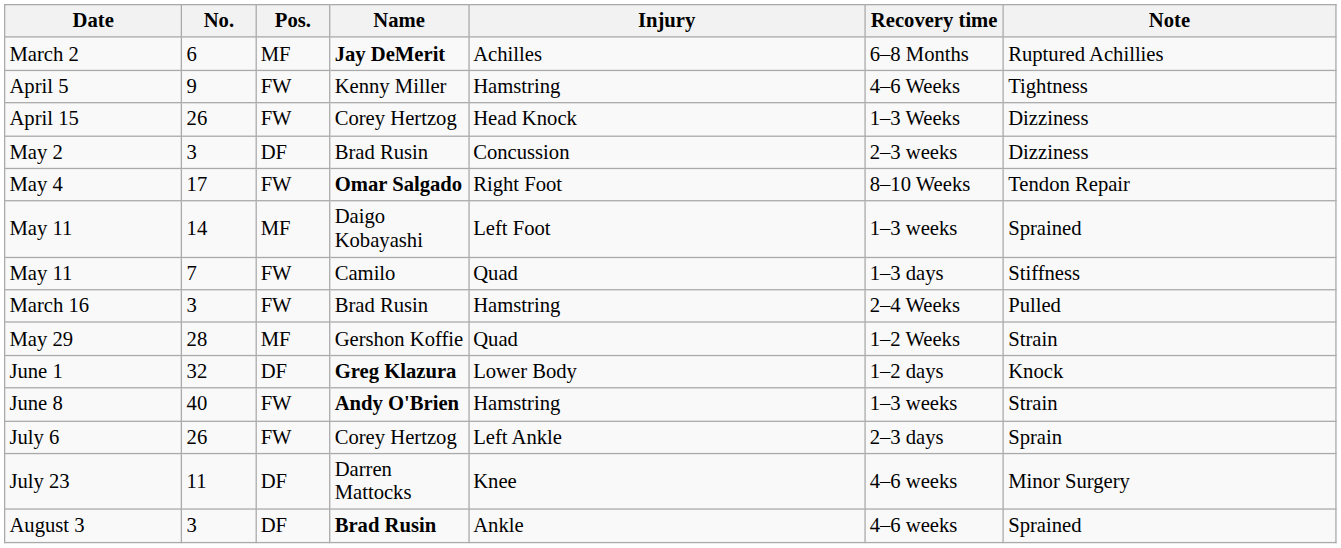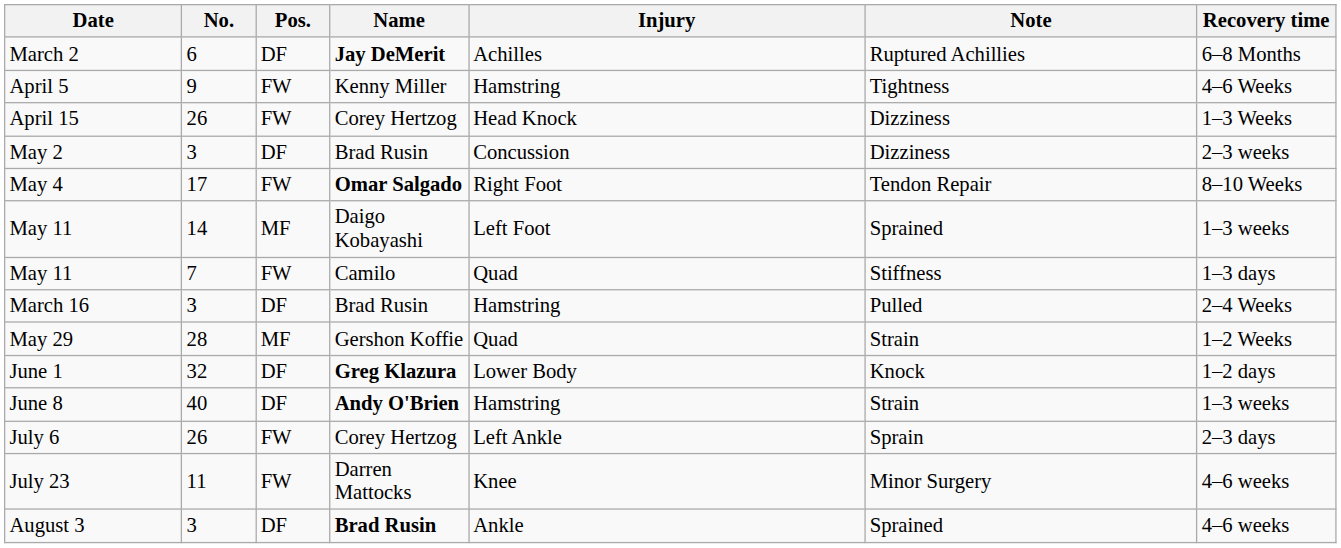columns swapped: (1169, 20) <-> (934, 20)
(276, 53) MF -> (274, 53) DF
(276, 305) FW -> (274, 305) DF
(276, 404) FW -> (274, 404) DF
(274, 481) DF -> (276, 481) FW
